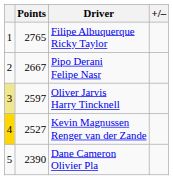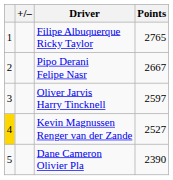columns swapped: (159, 13) <-> (32, 13)
(10, 98) khaki background -> (10, 98) no background
